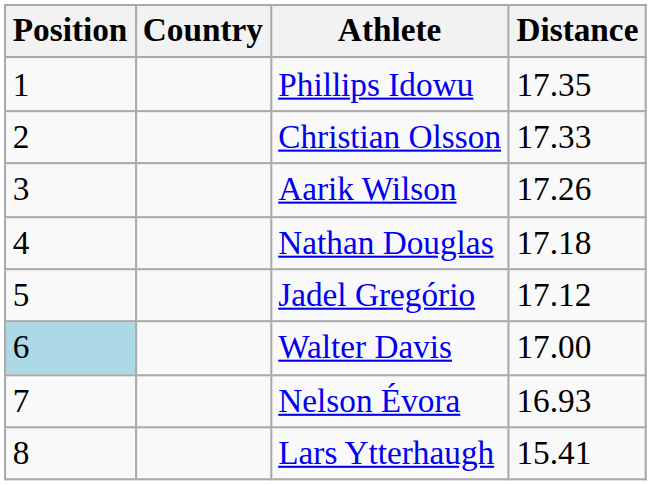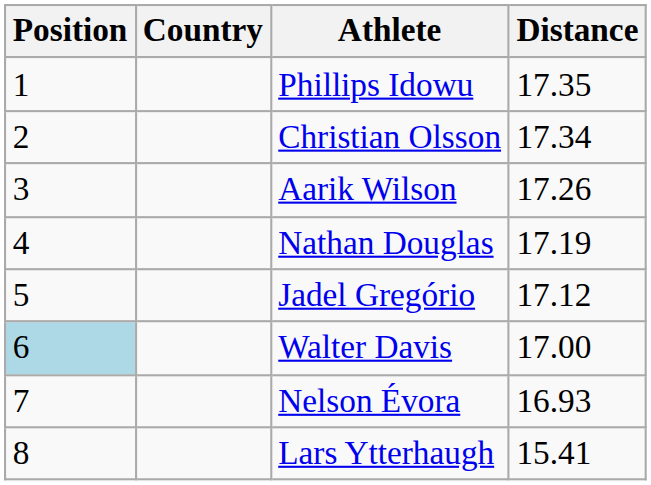(554, 136) 17.33 -> (554, 136) 17.34
(554, 242) 17.18 -> (554, 242) 17.19
